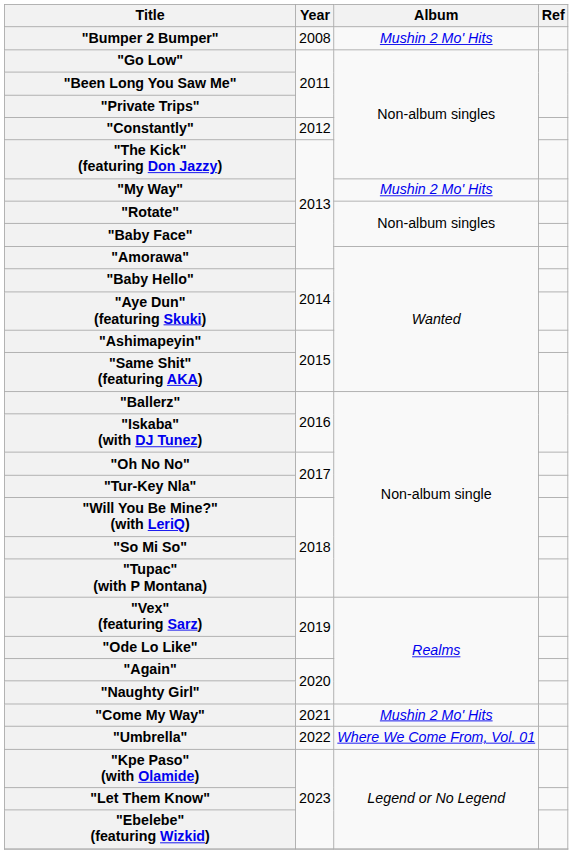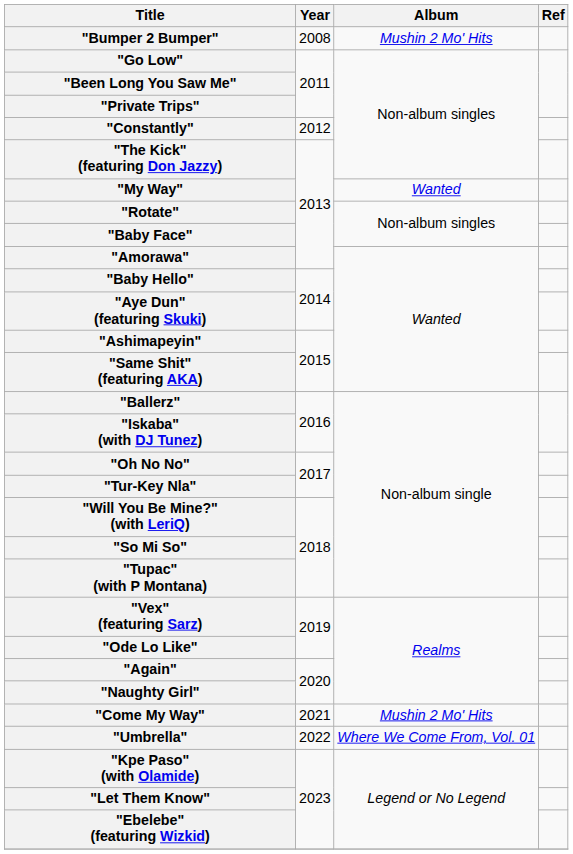(436, 189) Mushin 2 Mo' Hits -> (436, 189) Wanted
